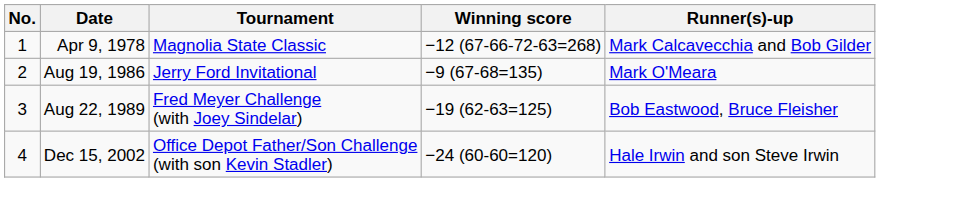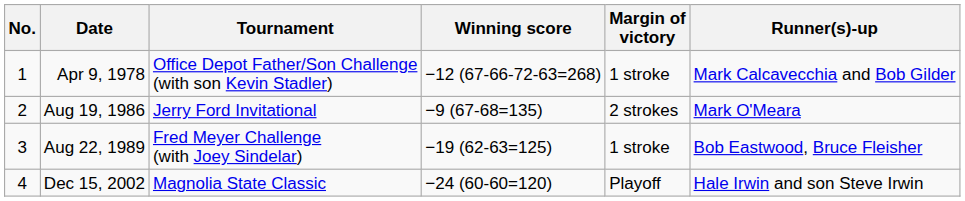+ column: (647, 28)
(239, 45) Magnolia State Classic -> (285, 74) Office Depot Father/Son Challenge (with son Kevin Stadler)
(285, 155) Office Depot Father/Son Challenge (with son Kevin Stadler) -> (239, 183) Magnolia State Classic
